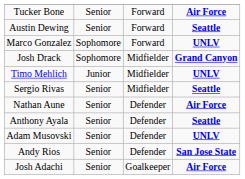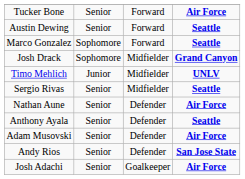(206, 43) UNLV -> (206, 43) Seattle
(206, 136) UNLV -> (206, 136) Air Force
